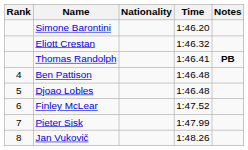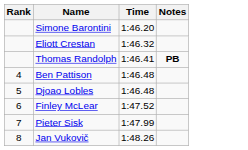- column: (146, 12)
